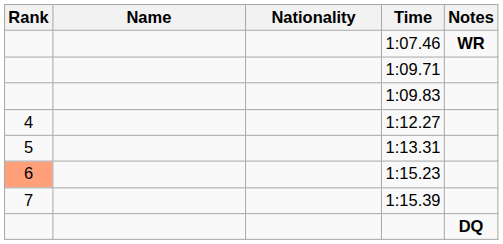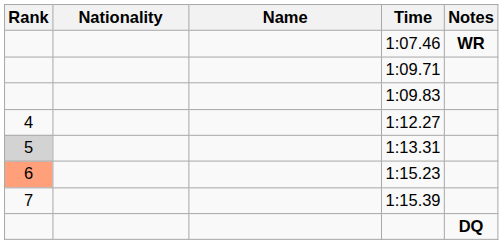columns swapped: (149, 17) <-> (314, 17)
(28, 148) no background -> (28, 148) lightgrey background
